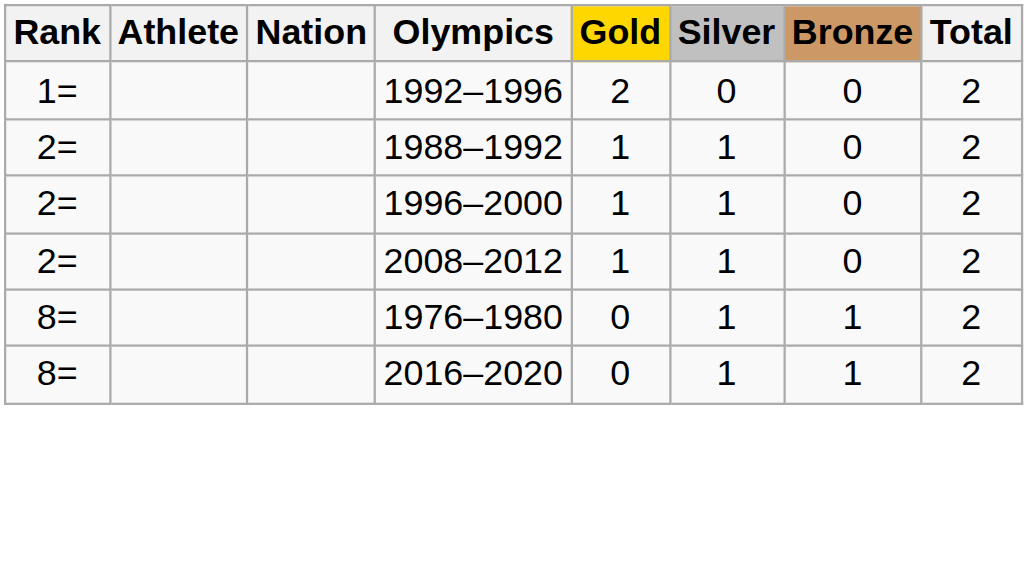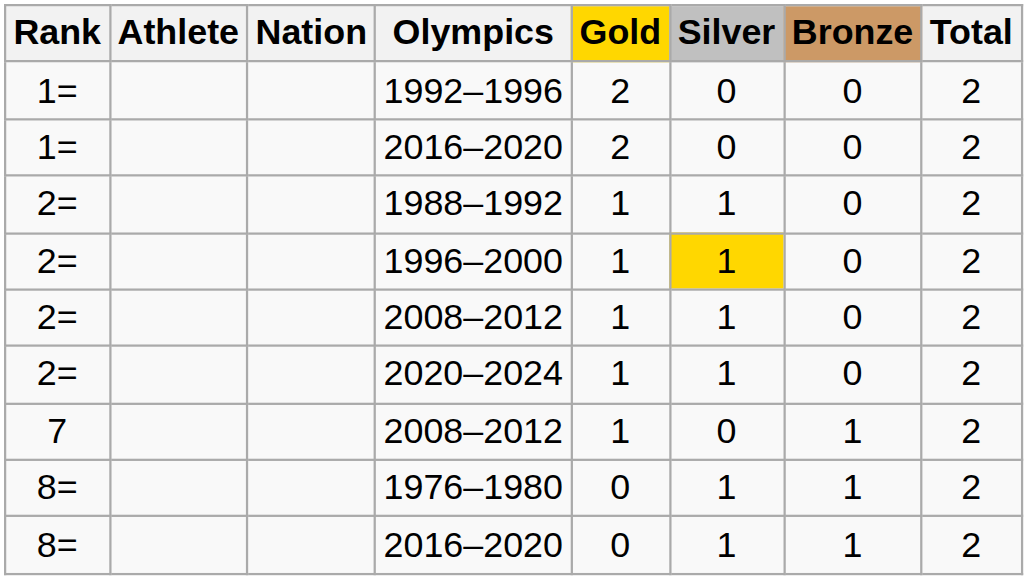+ row: (57, 146)
(726, 203) no background -> (726, 260) gold background
+ row: (57, 373)
+ row: (57, 430)
